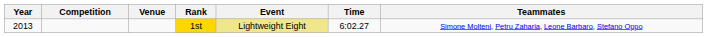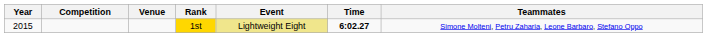(23, 26) 2013 -> (23, 26) 2015
(354, 26) normal -> (354, 26) bold
